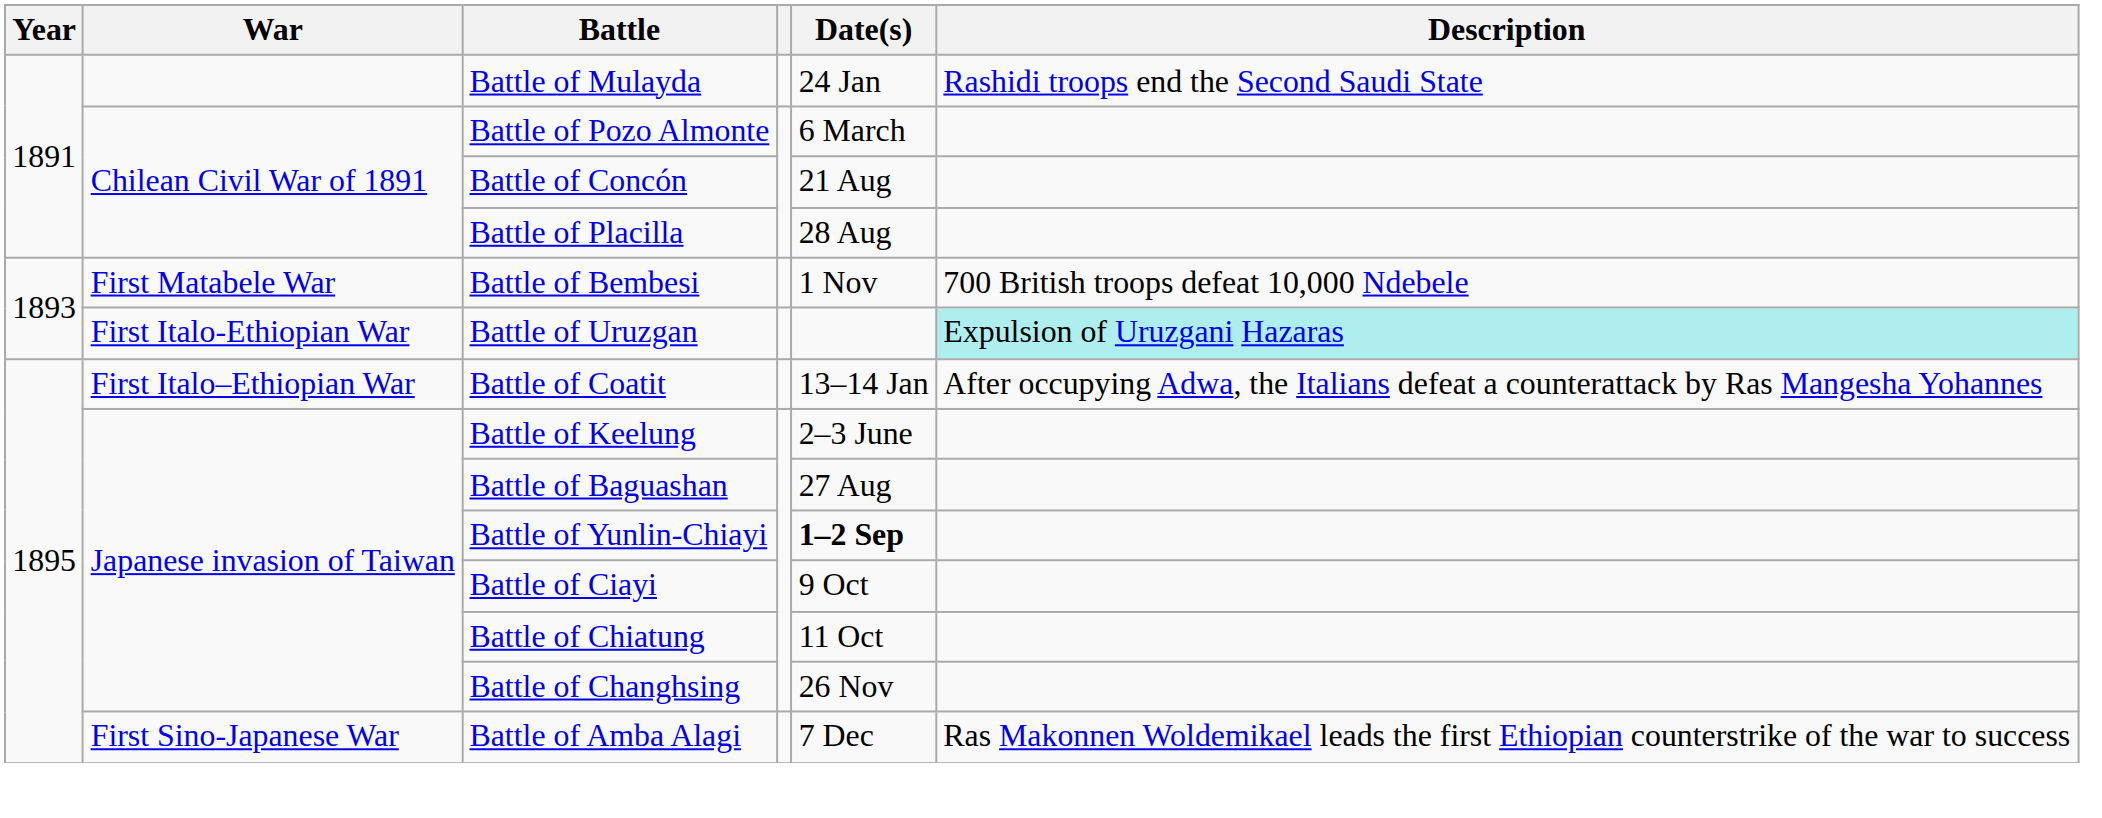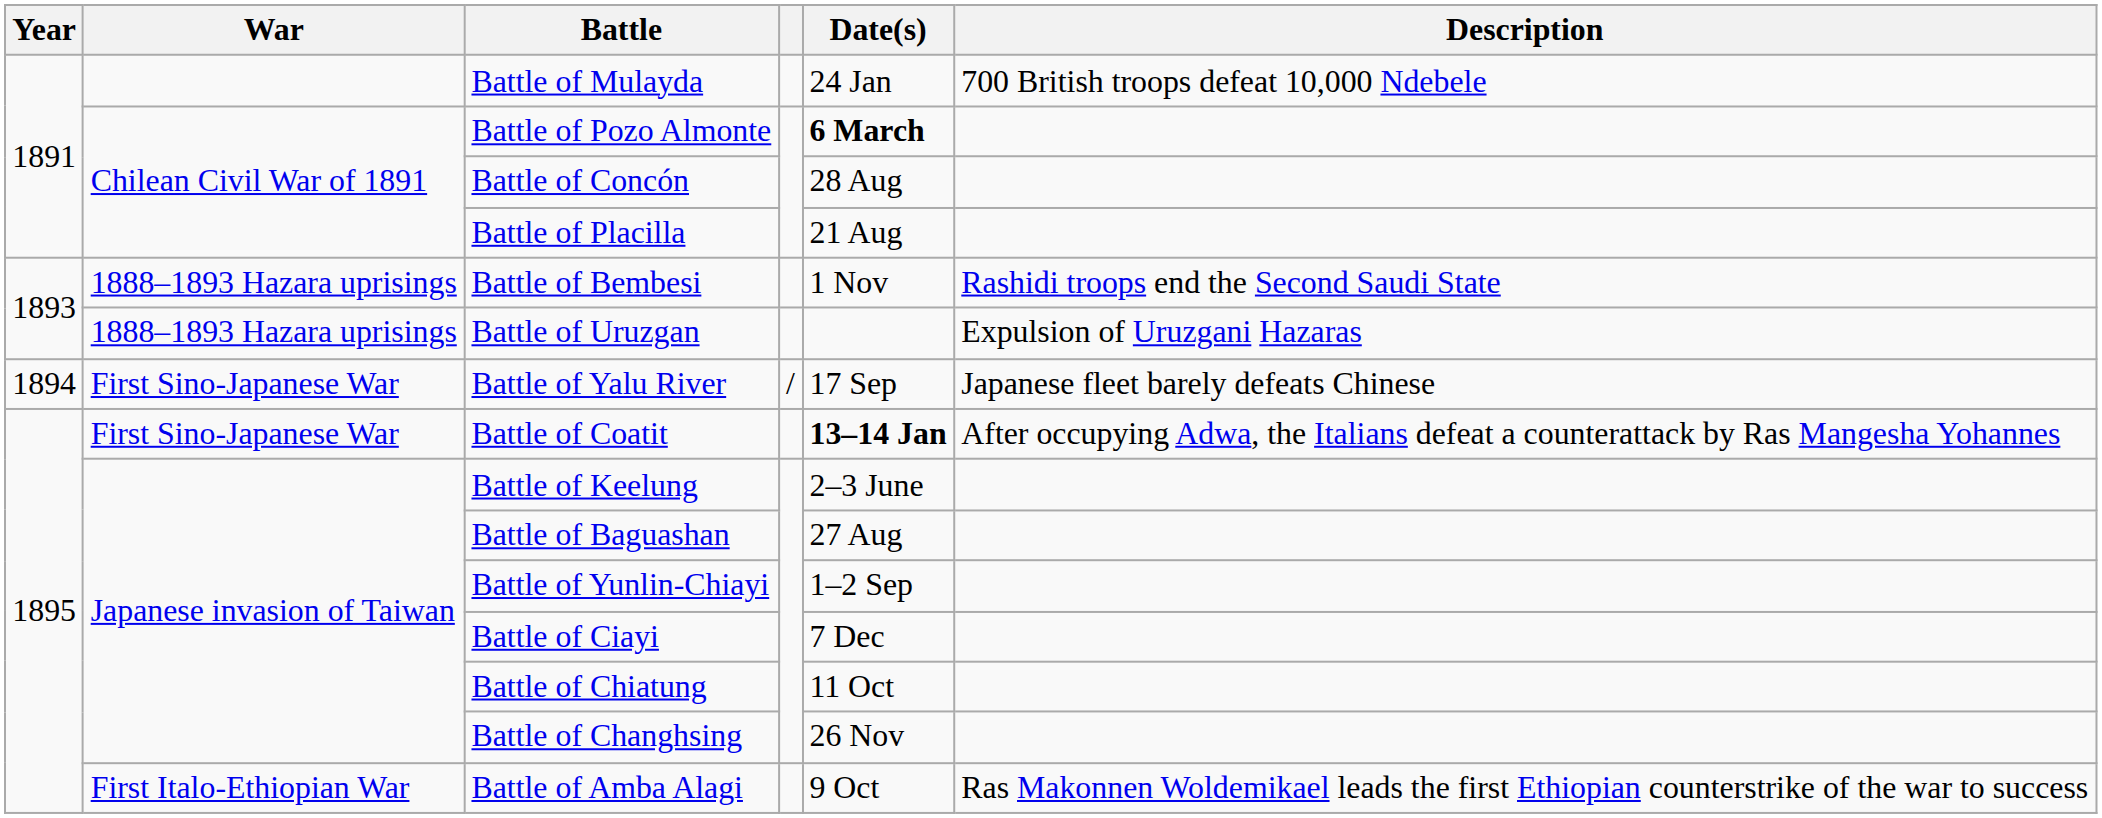(1213, 80) Rashidi troops end the Second Saudi State -> (1224, 80) 700 British troops defeat 10,000 Ndebele
(852, 130) normal -> (867, 130) bold
(845, 181) 21 Aug -> (856, 181) 28 Aug
(845, 231) 28 Aug -> (856, 231) 21 Aug
(213, 282) First Matabele War -> (274, 282) 1888–1893 Hazara uprisings
(1206, 282) 700 British troops defeat 10,000 Ndebele -> (1231, 282) Rashidi troops end the Second Saudi State
(250, 332) First Italo-Ethiopian War -> (274, 332) 1888–1893 Hazara uprisings
(1144, 332) paleturquoise background -> (1162, 332) no background
+ row: (599, 383)
(253, 383) First Italo–Ethiopian War -> (245, 433) First Sino-Japanese War
(864, 383) normal -> (878, 433) bold
(851, 534) bold -> (861, 585) normal
(834, 585) 9 Oct -> (847, 635) 7 Dec
(245, 736) First Sino-Japanese War -> (250, 787) First Italo-Ethiopian War
(836, 736) 7 Dec -> (844, 787) 9 Oct
